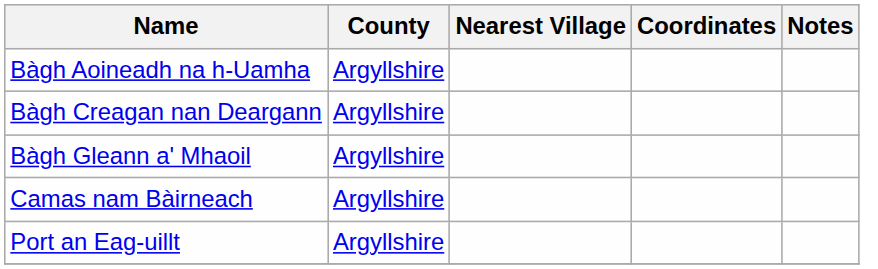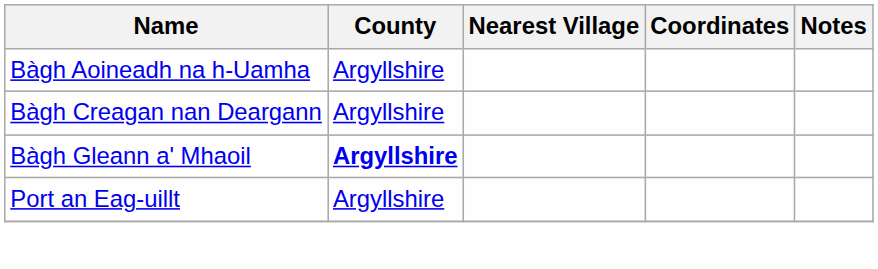(389, 155) normal -> (395, 155) bold
- row: (132, 199)
